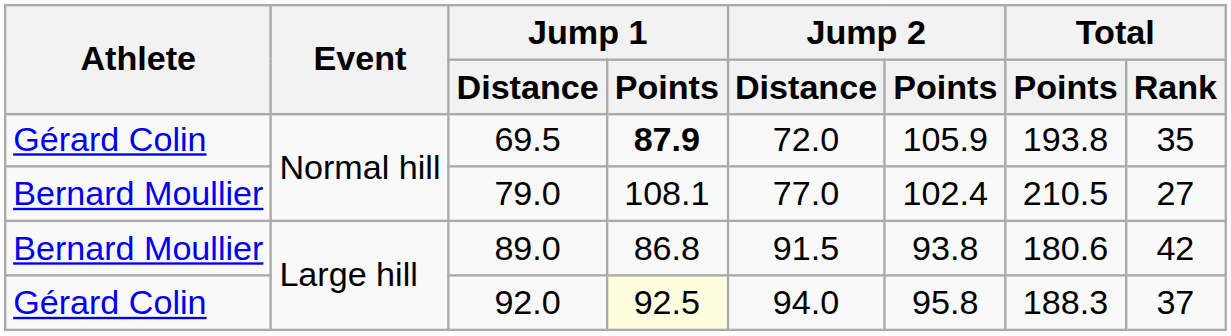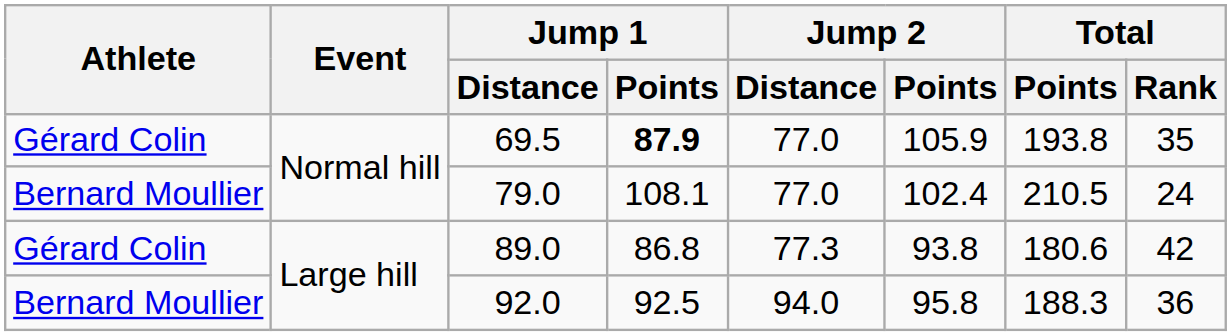(806, 140) 72.0 -> (806, 140) 77.0
(1175, 194) 27 -> (1175, 194) 24
(138, 248) Bernard Moullier -> (110, 248) Gérard Colin
(806, 248) 91.5 -> (806, 248) 77.3
(110, 302) Gérard Colin -> (138, 302) Bernard Moullier
(667, 302) lightyellow background -> (667, 302) no background
(1175, 302) 37 -> (1175, 302) 36
